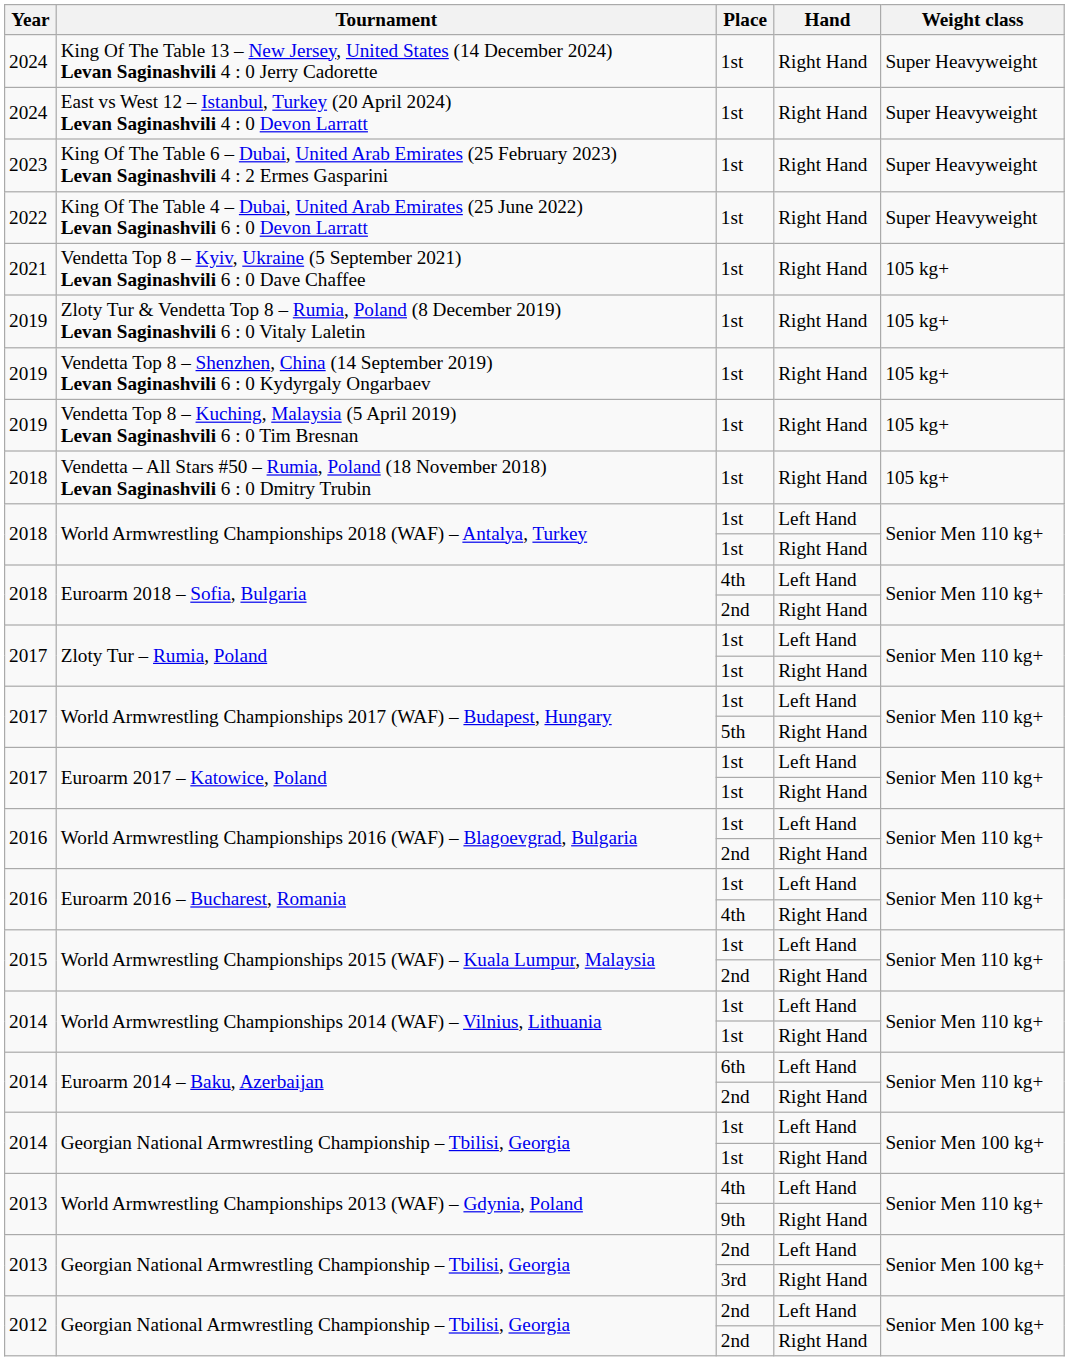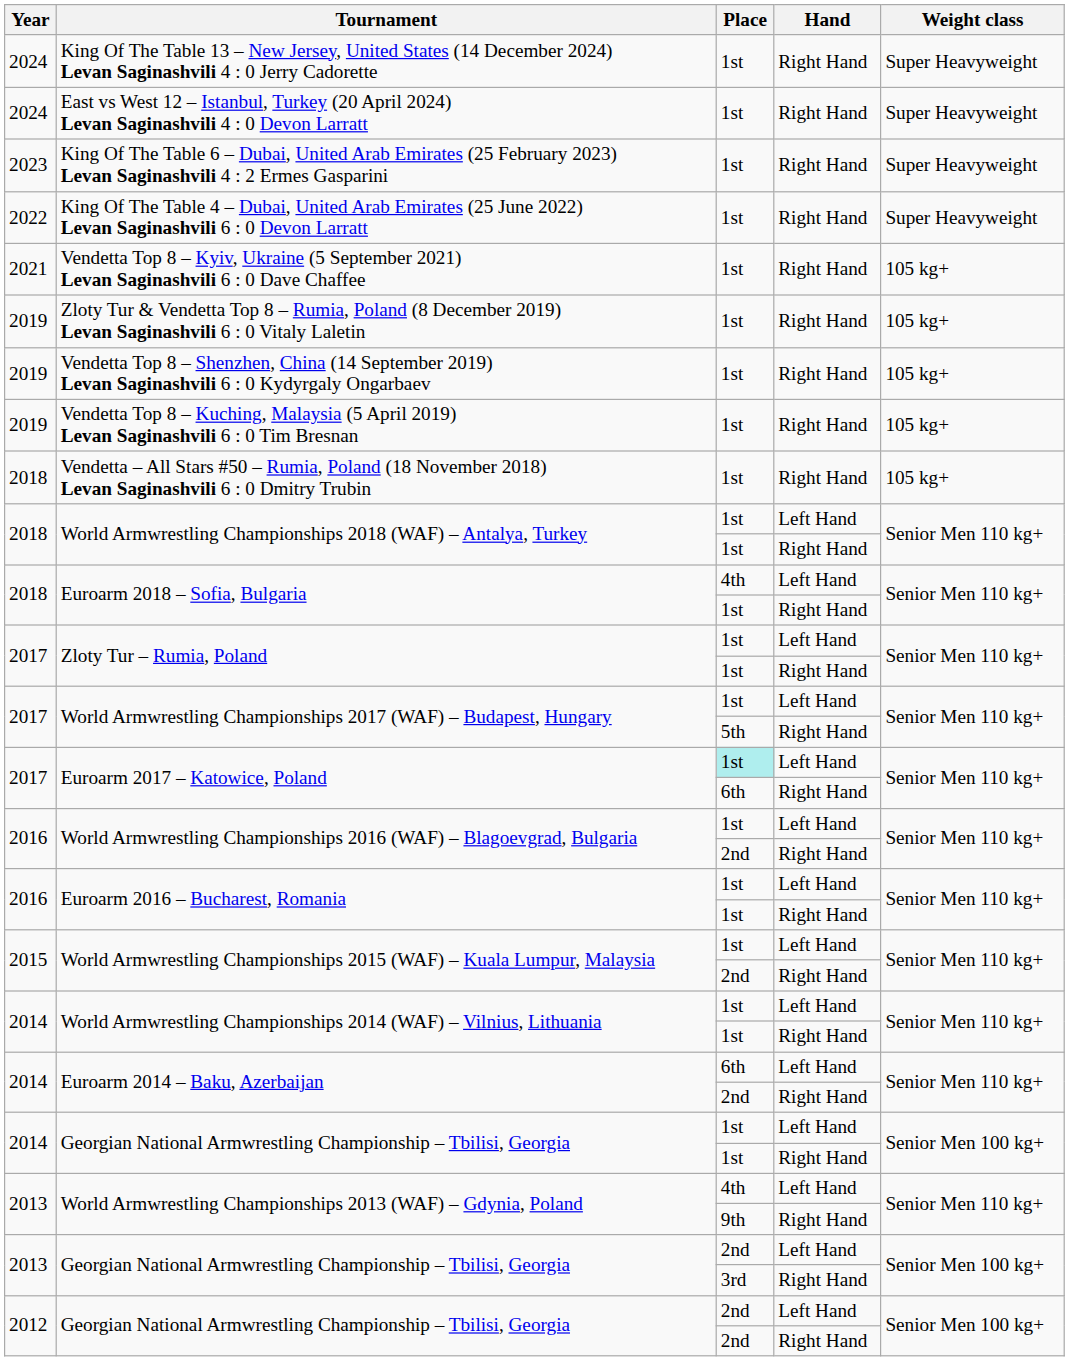(735, 609) 2nd -> (732, 609) 1st
(732, 762) no background -> (732, 762) paleturquoise background
(732, 792) 1st -> (733, 792) 6th
(733, 914) 4th -> (732, 914) 1st
